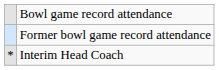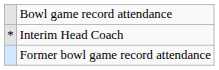rows swapped: (115, 34) <-> (72, 55)
